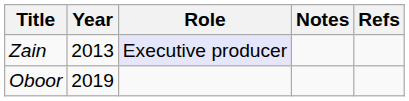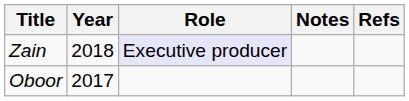(93, 50) 2013 -> (93, 50) 2018
(93, 80) 2019 -> (93, 80) 2017
